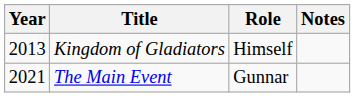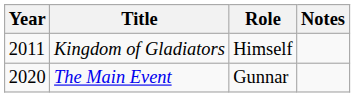(27, 48) 2013 -> (27, 48) 2011
(27, 77) 2021 -> (27, 77) 2020
